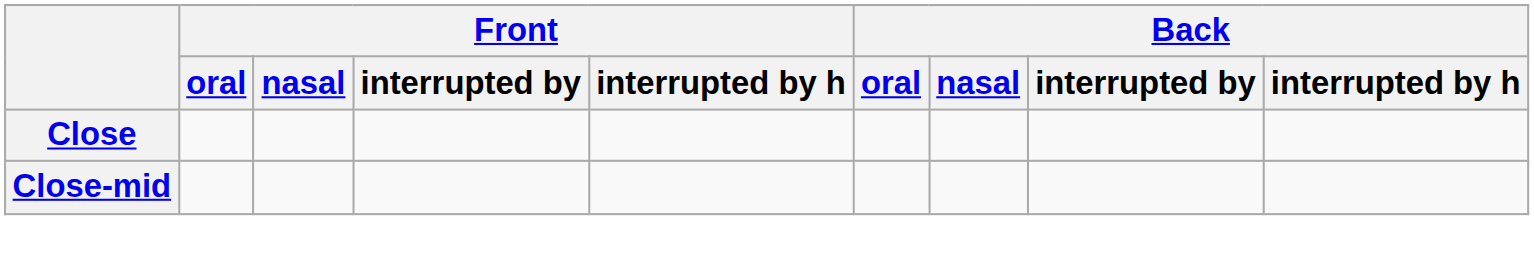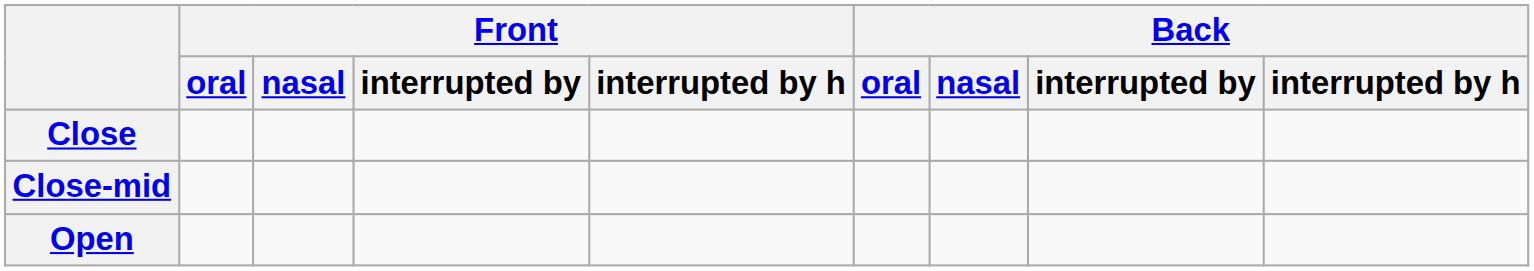+ row: (92, 238)
